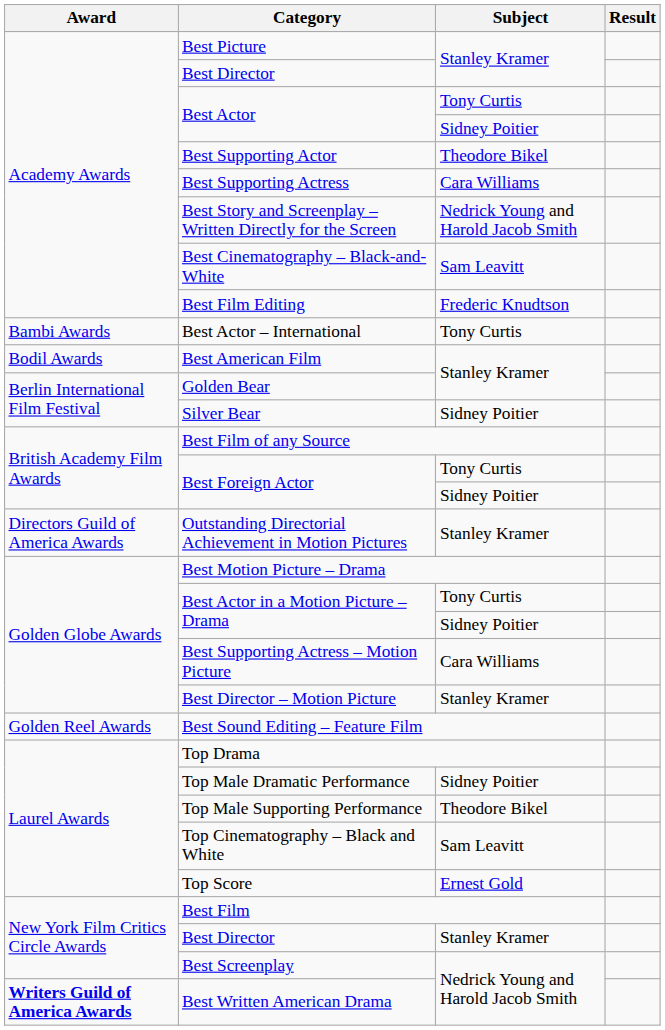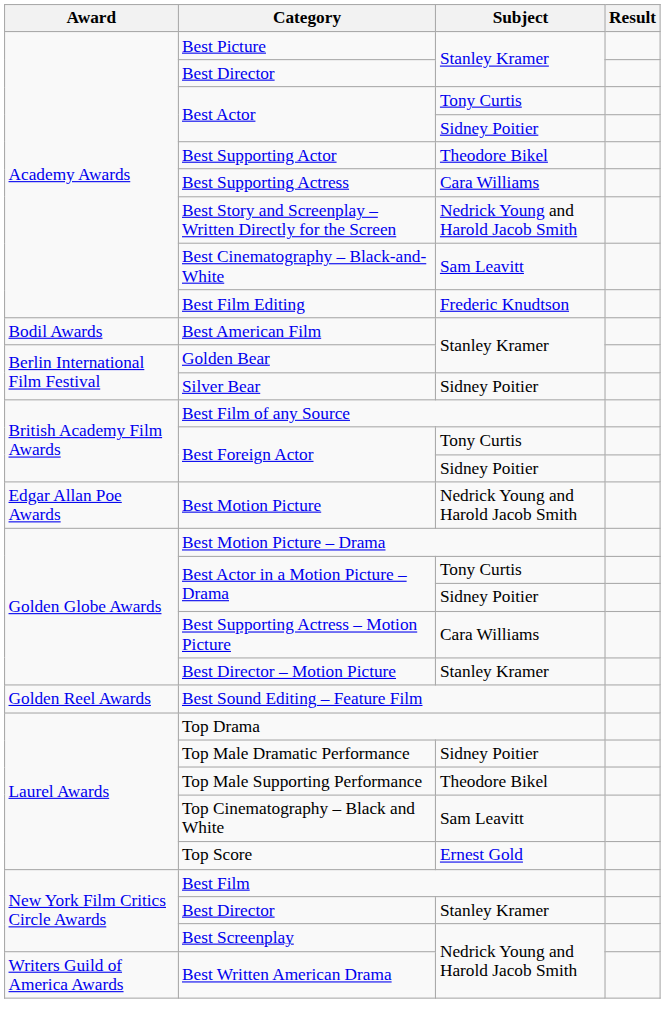- row: (271, 331)
- row: (295, 532)
+ row: (252, 505)
(70, 1002) bold -> (66, 974) normal
